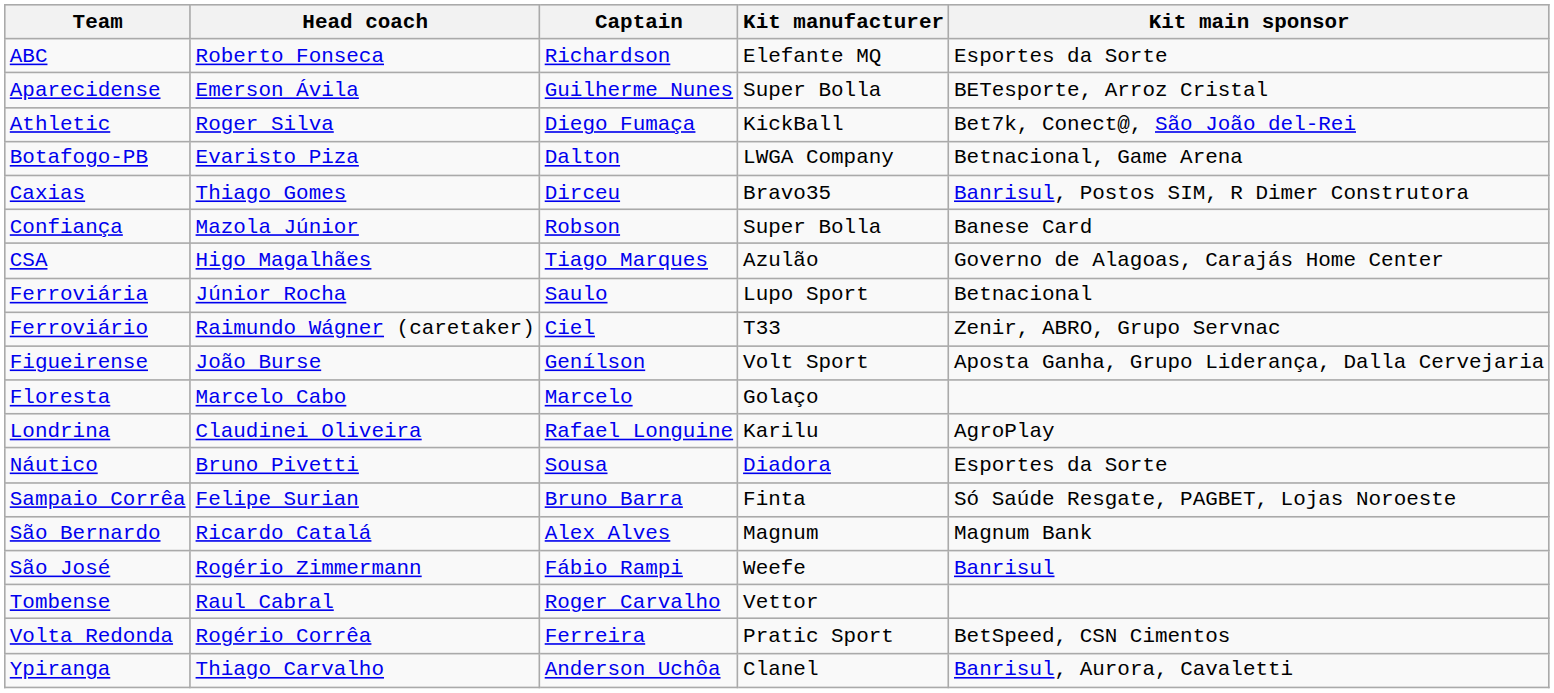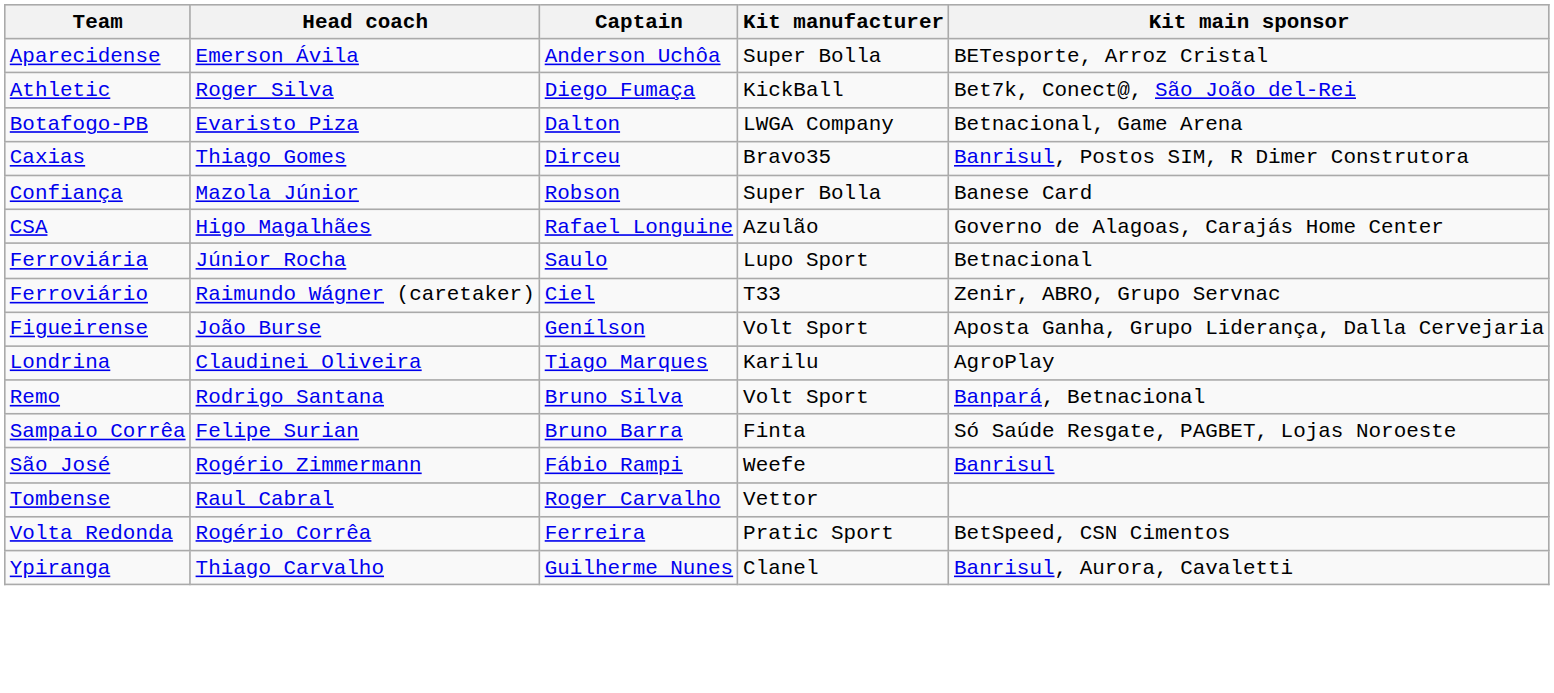- row: (29, 56)
(639, 90) Guilherme Nunes -> (633, 56) Anderson Uchôa
(626, 261) Tiago Marques -> (639, 227) Rafael Longuine
- row: (60, 397)
(639, 431) Rafael Longuine -> (626, 363) Tiago Marques
- row: (54, 465)
+ row: (35, 397)
- row: (85, 534)
(633, 670) Anderson Uchôa -> (639, 568) Guilherme Nunes
